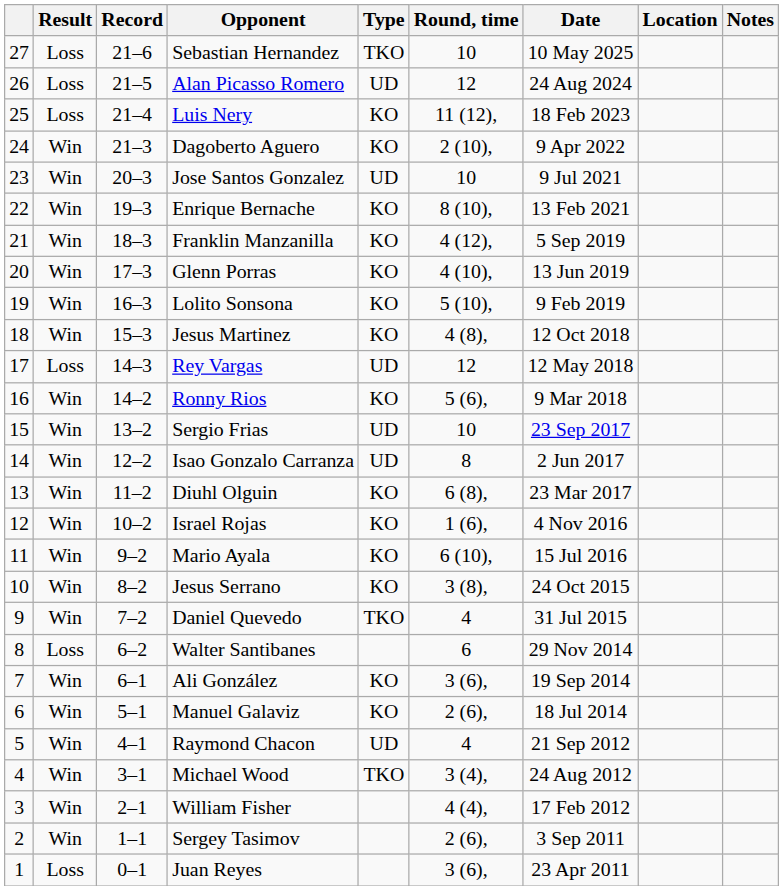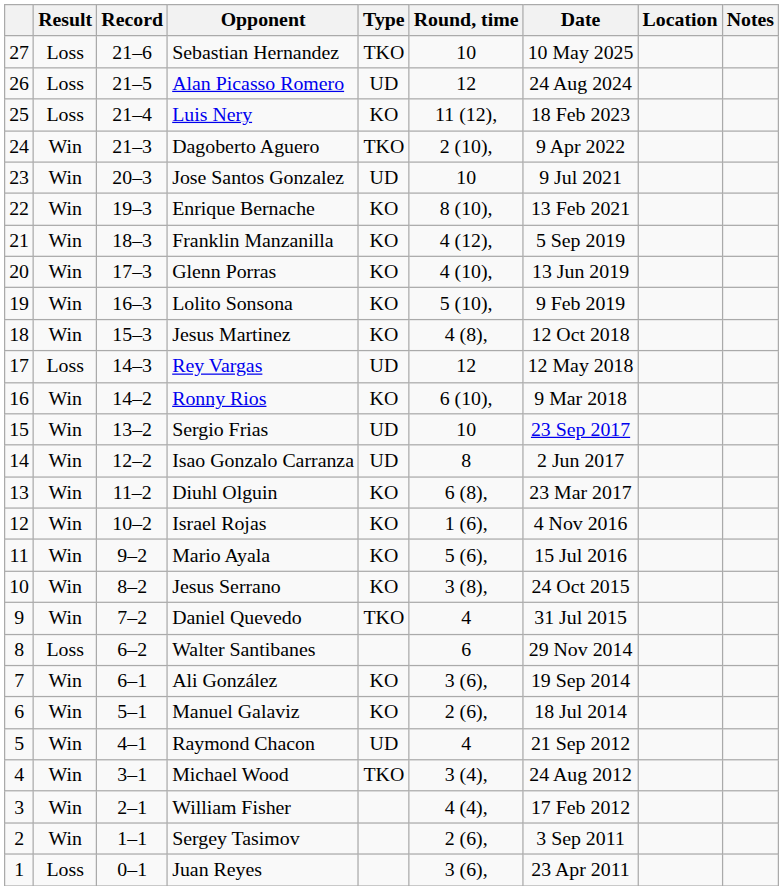(384, 146) KO -> (384, 146) TKO
(466, 397) 5 (6), -> (466, 397) 6 (10),
(466, 555) 6 (10), -> (466, 555) 5 (6),
